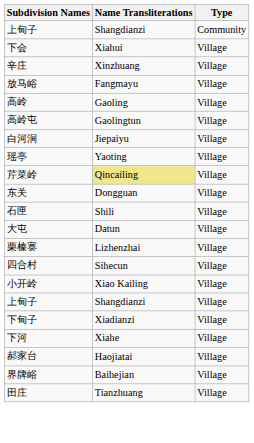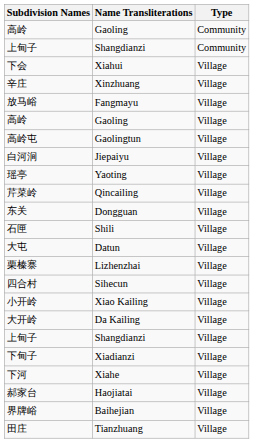+ row: (17, 29)
(116, 175) khaki background -> (116, 193) no background
+ row: (22, 320)
